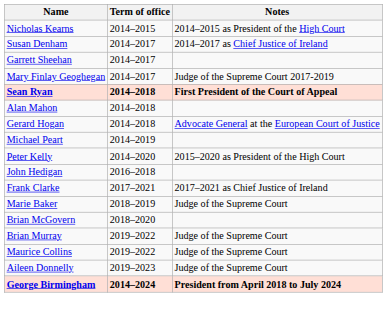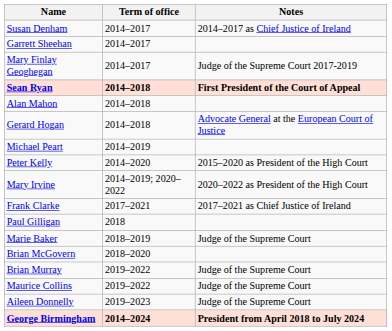- row: (40, 28)
+ row: (31, 184)
- row: (34, 172)
+ row: (33, 222)
